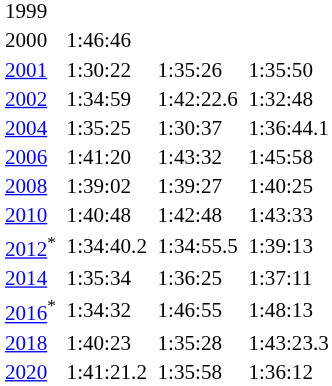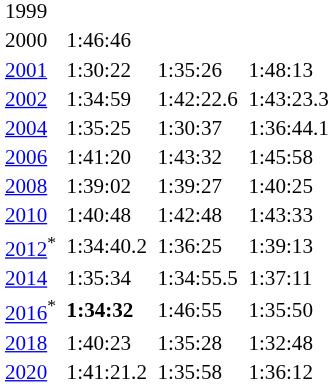(281, 69) 1:35:50 -> (281, 69) 1:48:13
(281, 98) 1:32:48 -> (289, 98) 1:43:23.3
(198, 246) 1:34:55.5 -> (190, 246) 1:36:25
(190, 278) 1:36:25 -> (198, 278) 1:34:55.5
(99, 310) normal -> (100, 310) bold
(281, 310) 1:48:13 -> (281, 310) 1:35:50
(289, 342) 1:43:23.3 -> (281, 342) 1:32:48
